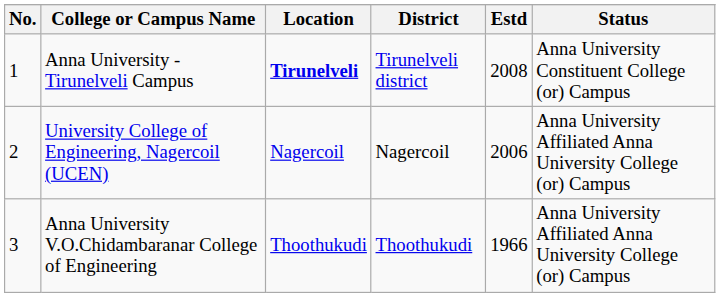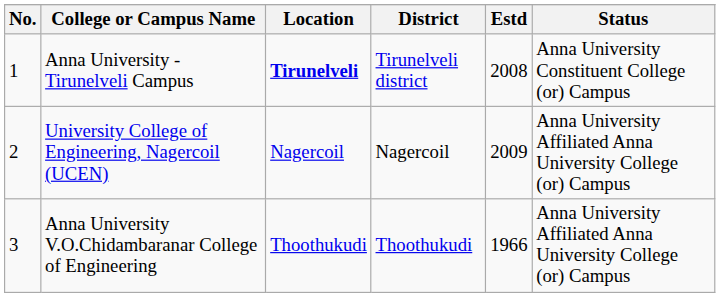(509, 152) 2006 -> (509, 152) 2009
